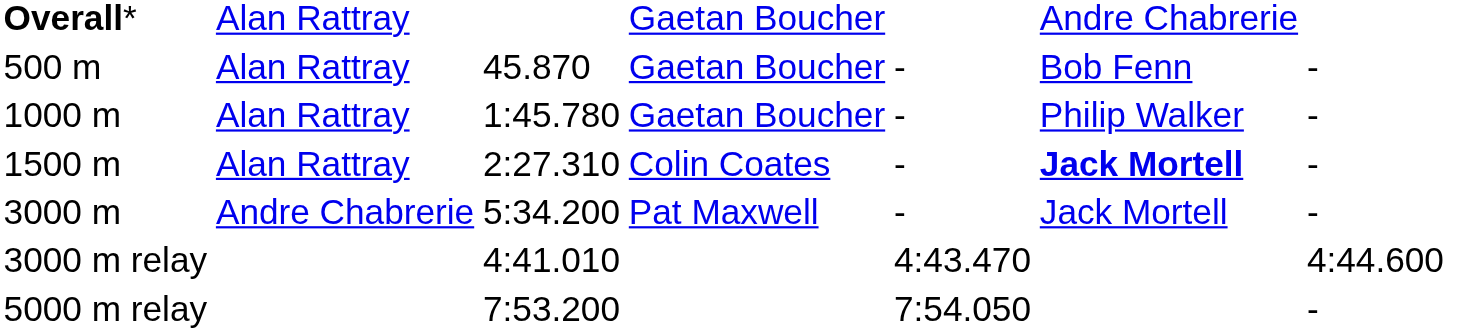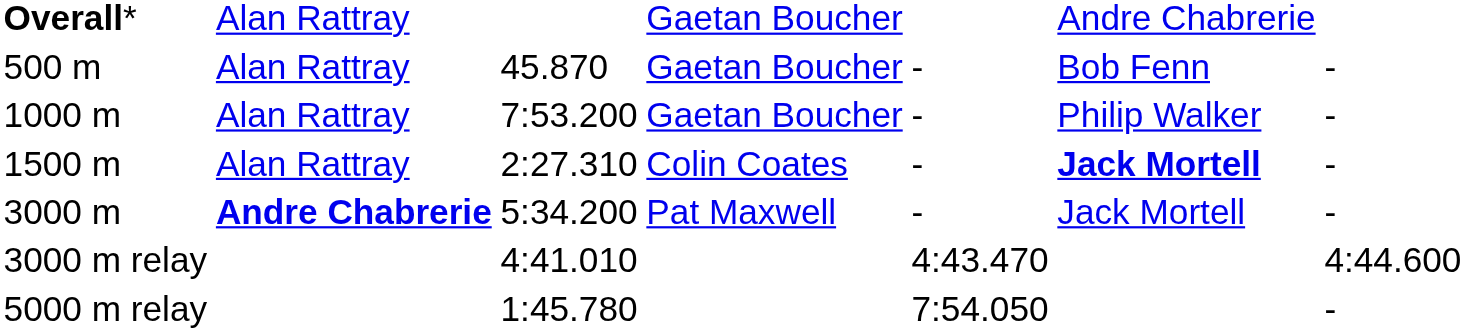(552, 115) 1:45.780 -> (569, 115) 7:53.200
(345, 212) normal -> (354, 212) bold
(552, 309) 7:53.200 -> (569, 309) 1:45.780
